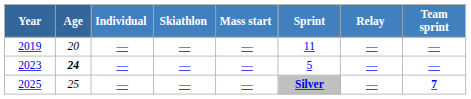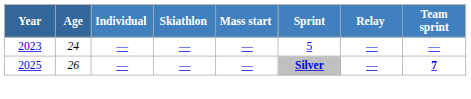- row: (30, 46)
(73, 65) bold -> (73, 46) normal
(73, 85) 25 -> (73, 65) 26
